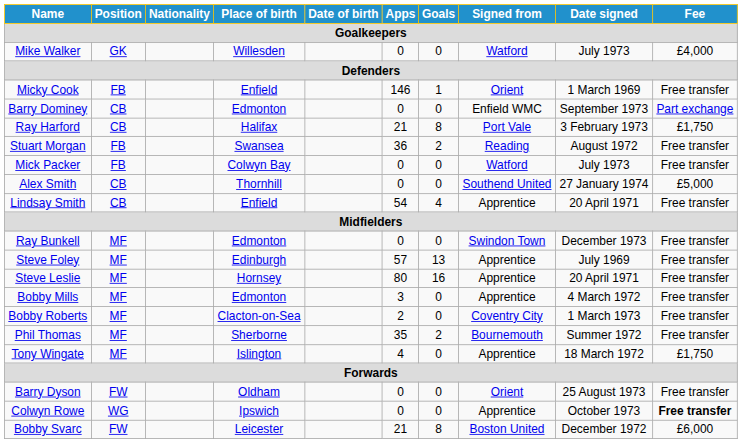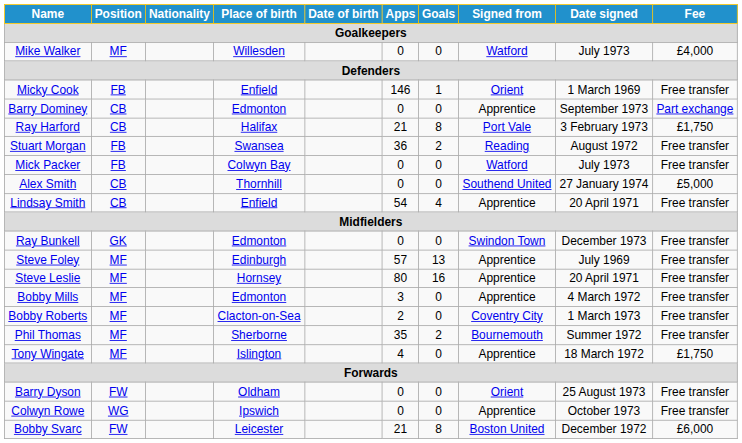(118, 52) GK -> (118, 52) MF
(507, 109) Enfield WMC -> (507, 109) Apprentice
(118, 241) MF -> (118, 241) GK
(695, 411) bold -> (695, 411) normal
